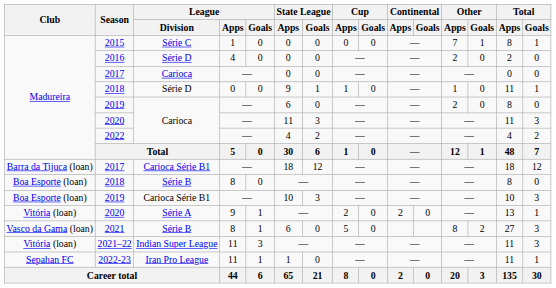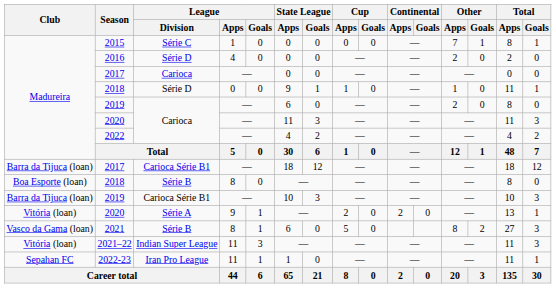(50, 197) Boa Esporte (loan) -> (50, 197) Barra da Tijuca (loan)
